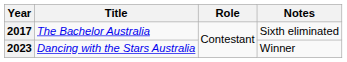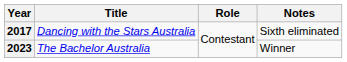(93, 31) The Bachelor Australia -> (116, 31) Dancing with the Stars Australia
(116, 48) Dancing with the Stars Australia -> (93, 48) The Bachelor Australia
